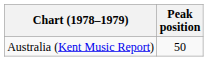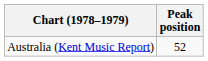(180, 46) 50 -> (180, 46) 52
